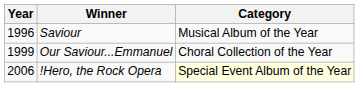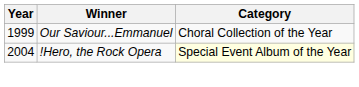- row: (60, 33)
(21, 71) 2006 -> (21, 52) 2004
